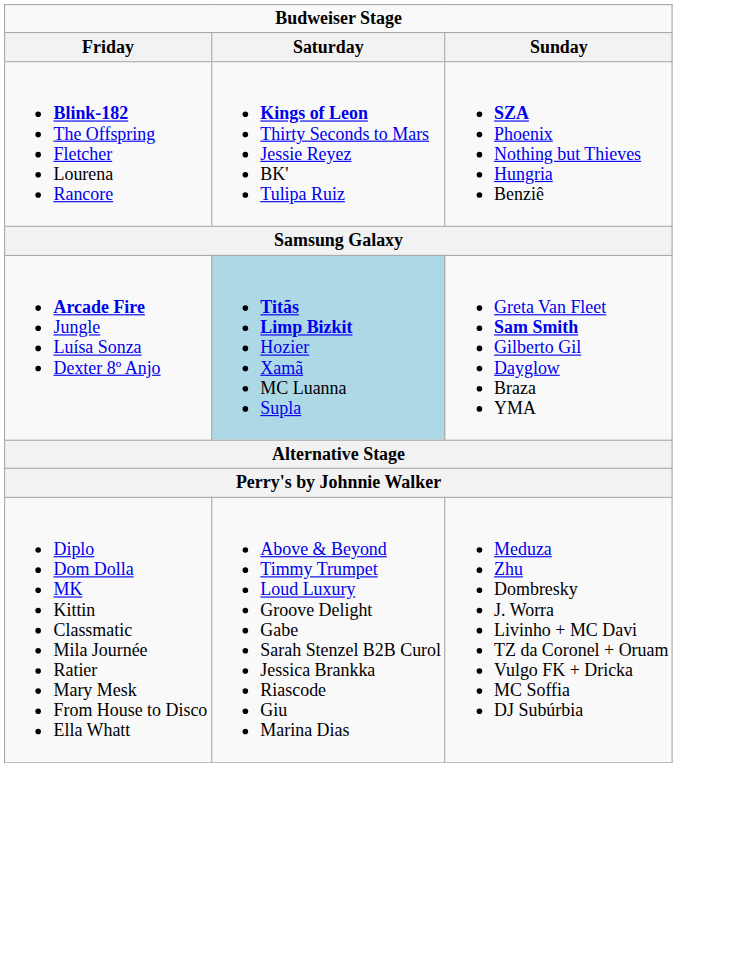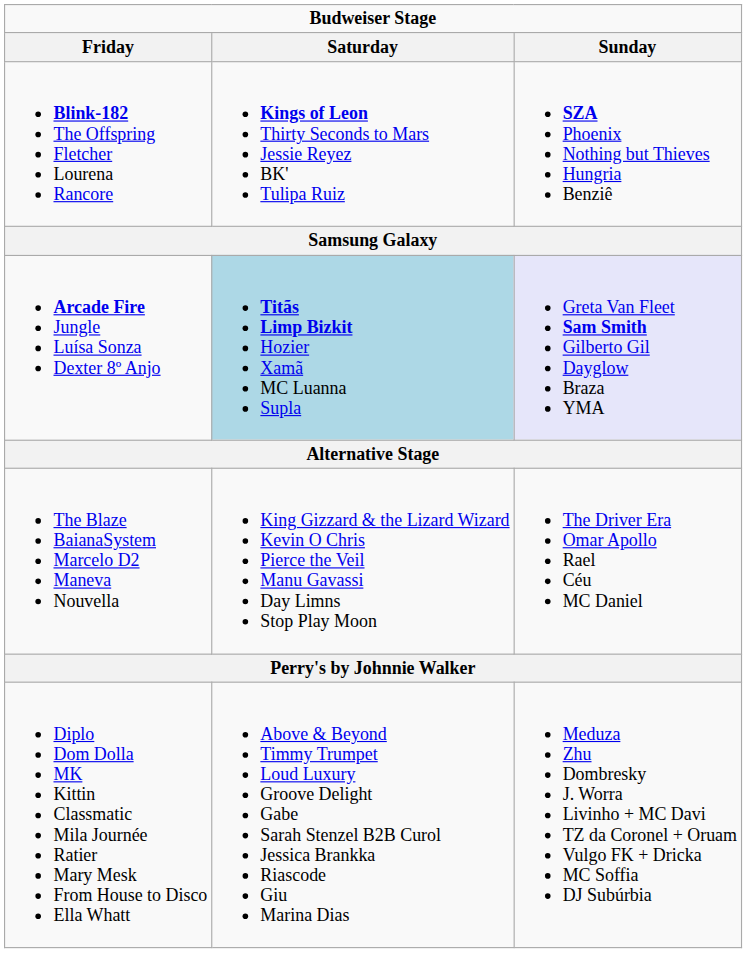(559, 358) no background -> (627, 358) lavender background
+ row: (108, 561)
